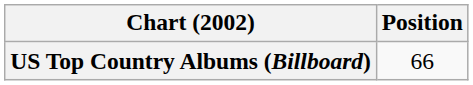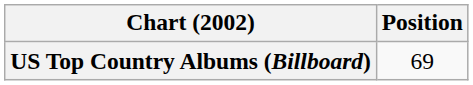(422, 60) 66 -> (422, 60) 69
